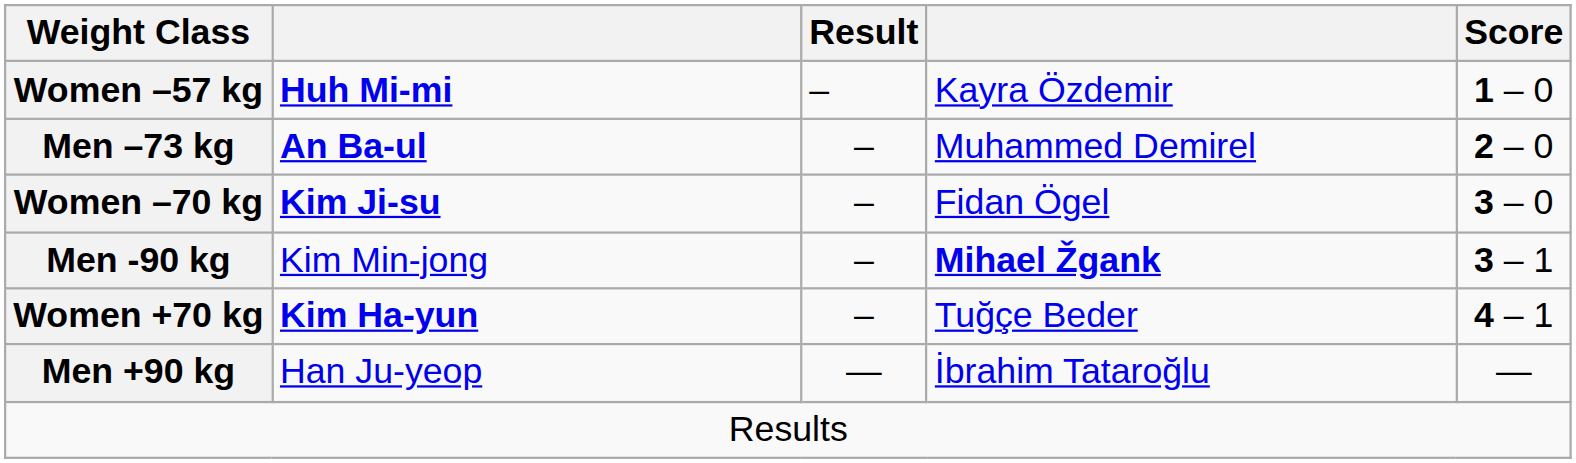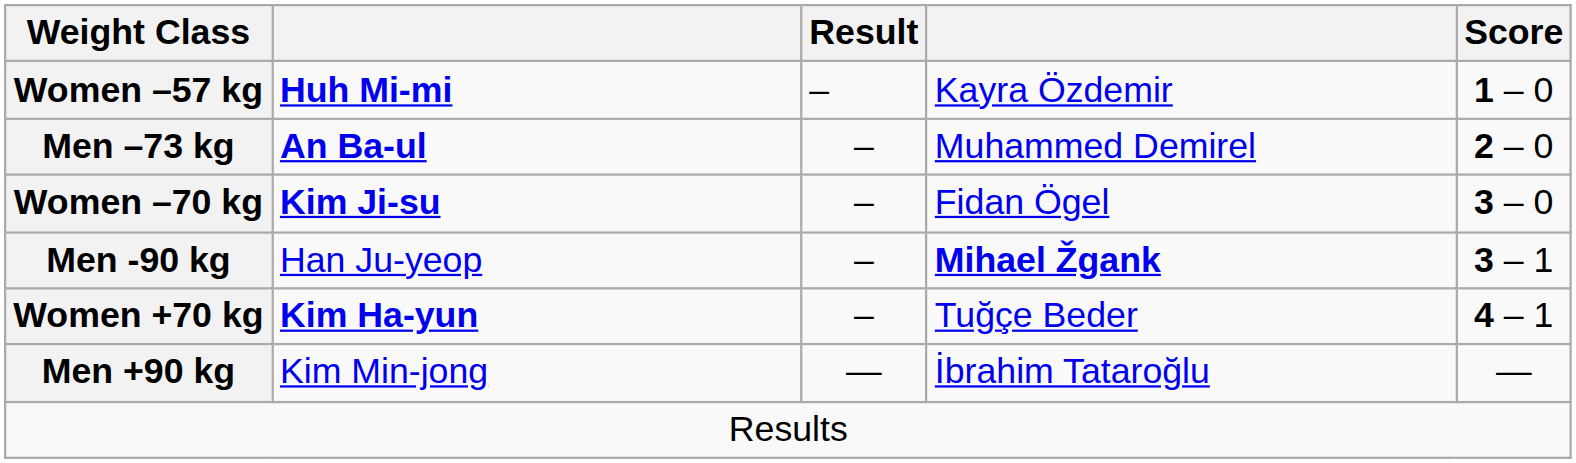(384, 259) Kim Min-jong -> (381, 259) Han Ju-yeop
(381, 372) Han Ju-yeop -> (384, 372) Kim Min-jong
